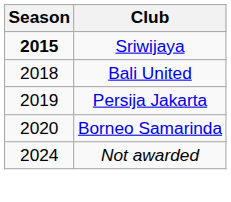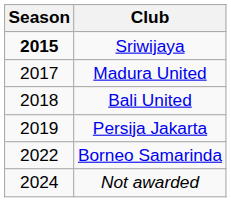+ row: (150, 73)
(39, 127) 2020 -> (39, 155) 2022
